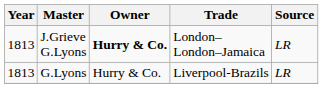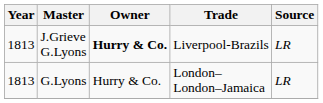(219, 44) London– London–Jamaica -> (221, 44) Liverpool-Brazils
(221, 72) Liverpool-Brazils -> (219, 80) London– London–Jamaica
